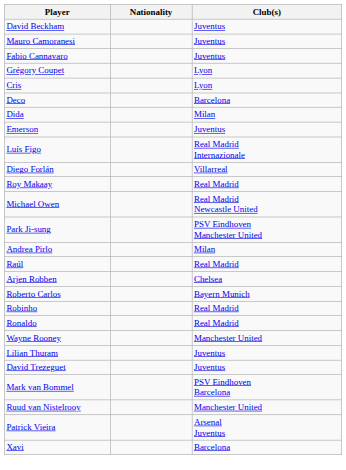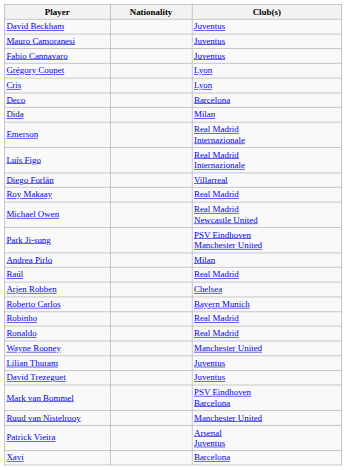(210, 130) Juventus -> (219, 135) Real Madrid Internazionale
